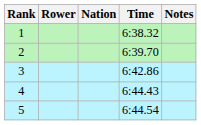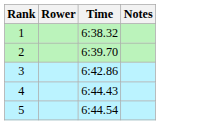- column: (99, 14)
